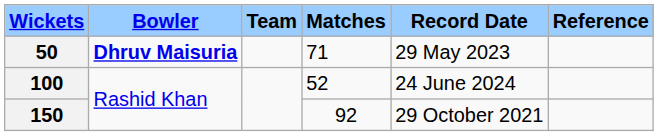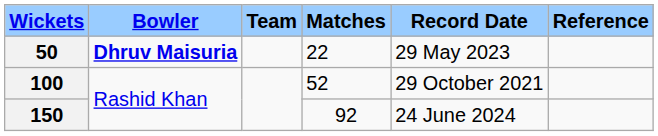(317, 52) 71 -> (317, 52) 22
(455, 84) 24 June 2024 -> (469, 84) 29 October 2021
(469, 115) 29 October 2021 -> (455, 115) 24 June 2024
